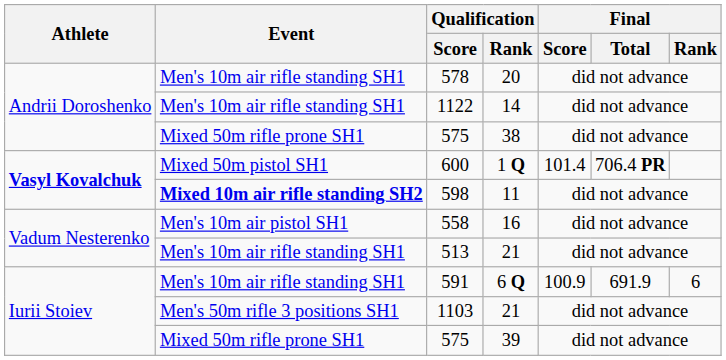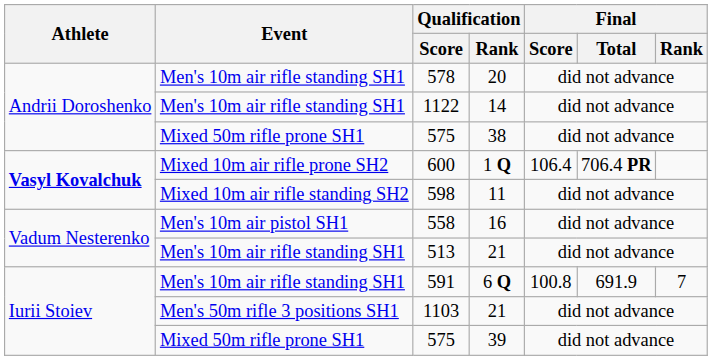(244, 164) Mixed 50m pistol SH1 -> (274, 164) Mixed 10m air rifle prone SH2
(565, 164) 101.4 -> (551, 164) 106.4
(291, 194) bold -> (284, 194) normal
(565, 281) 100.9 -> (551, 281) 100.8
(696, 281) 6 -> (682, 281) 7
